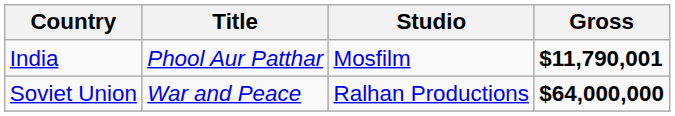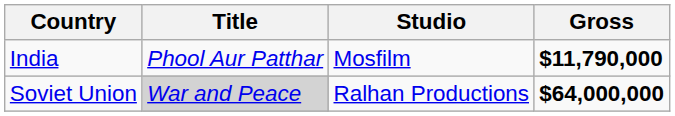(601, 57) $11,790,001 -> (601, 57) $11,790,000
(224, 93) no background -> (224, 93) lightgrey background
